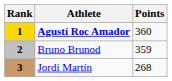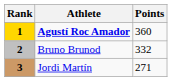(143, 50) 359 -> (143, 50) 332
(143, 68) 268 -> (143, 68) 271
